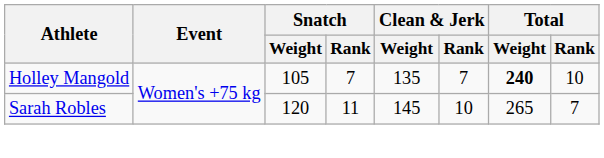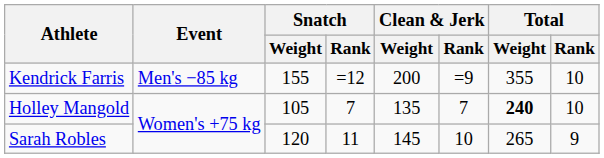+ row: (67, 78)
(575, 108) 7 -> (575, 138) 9
